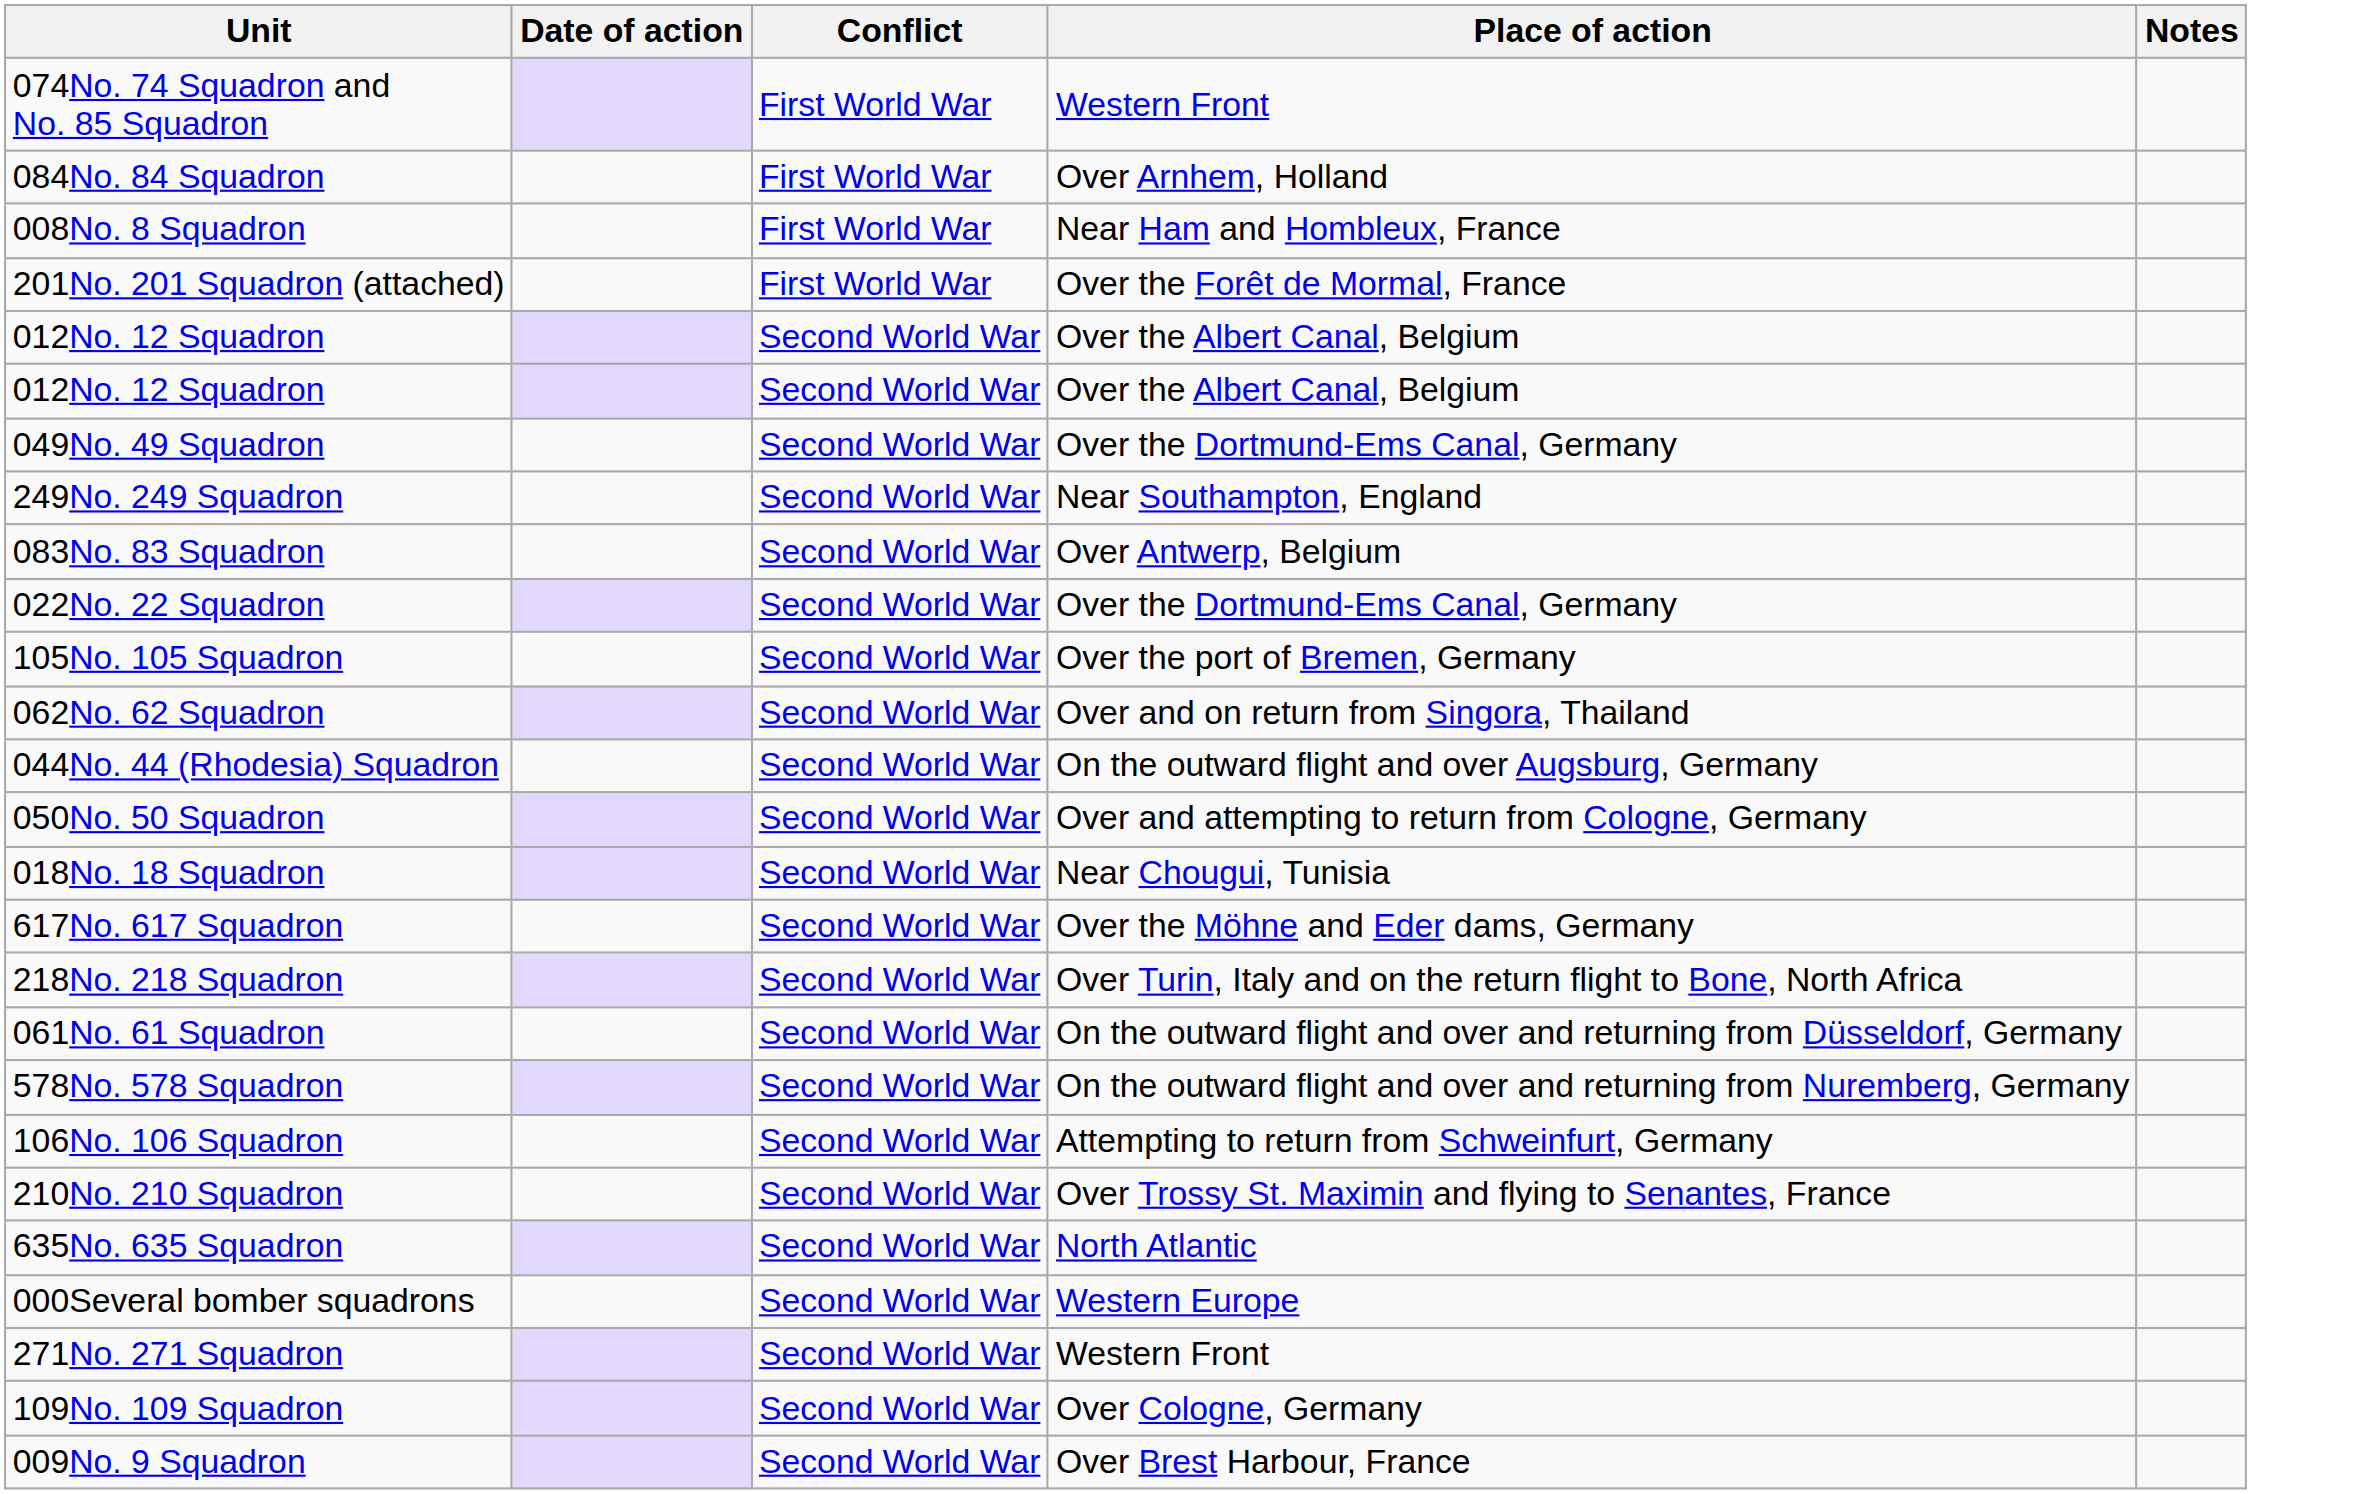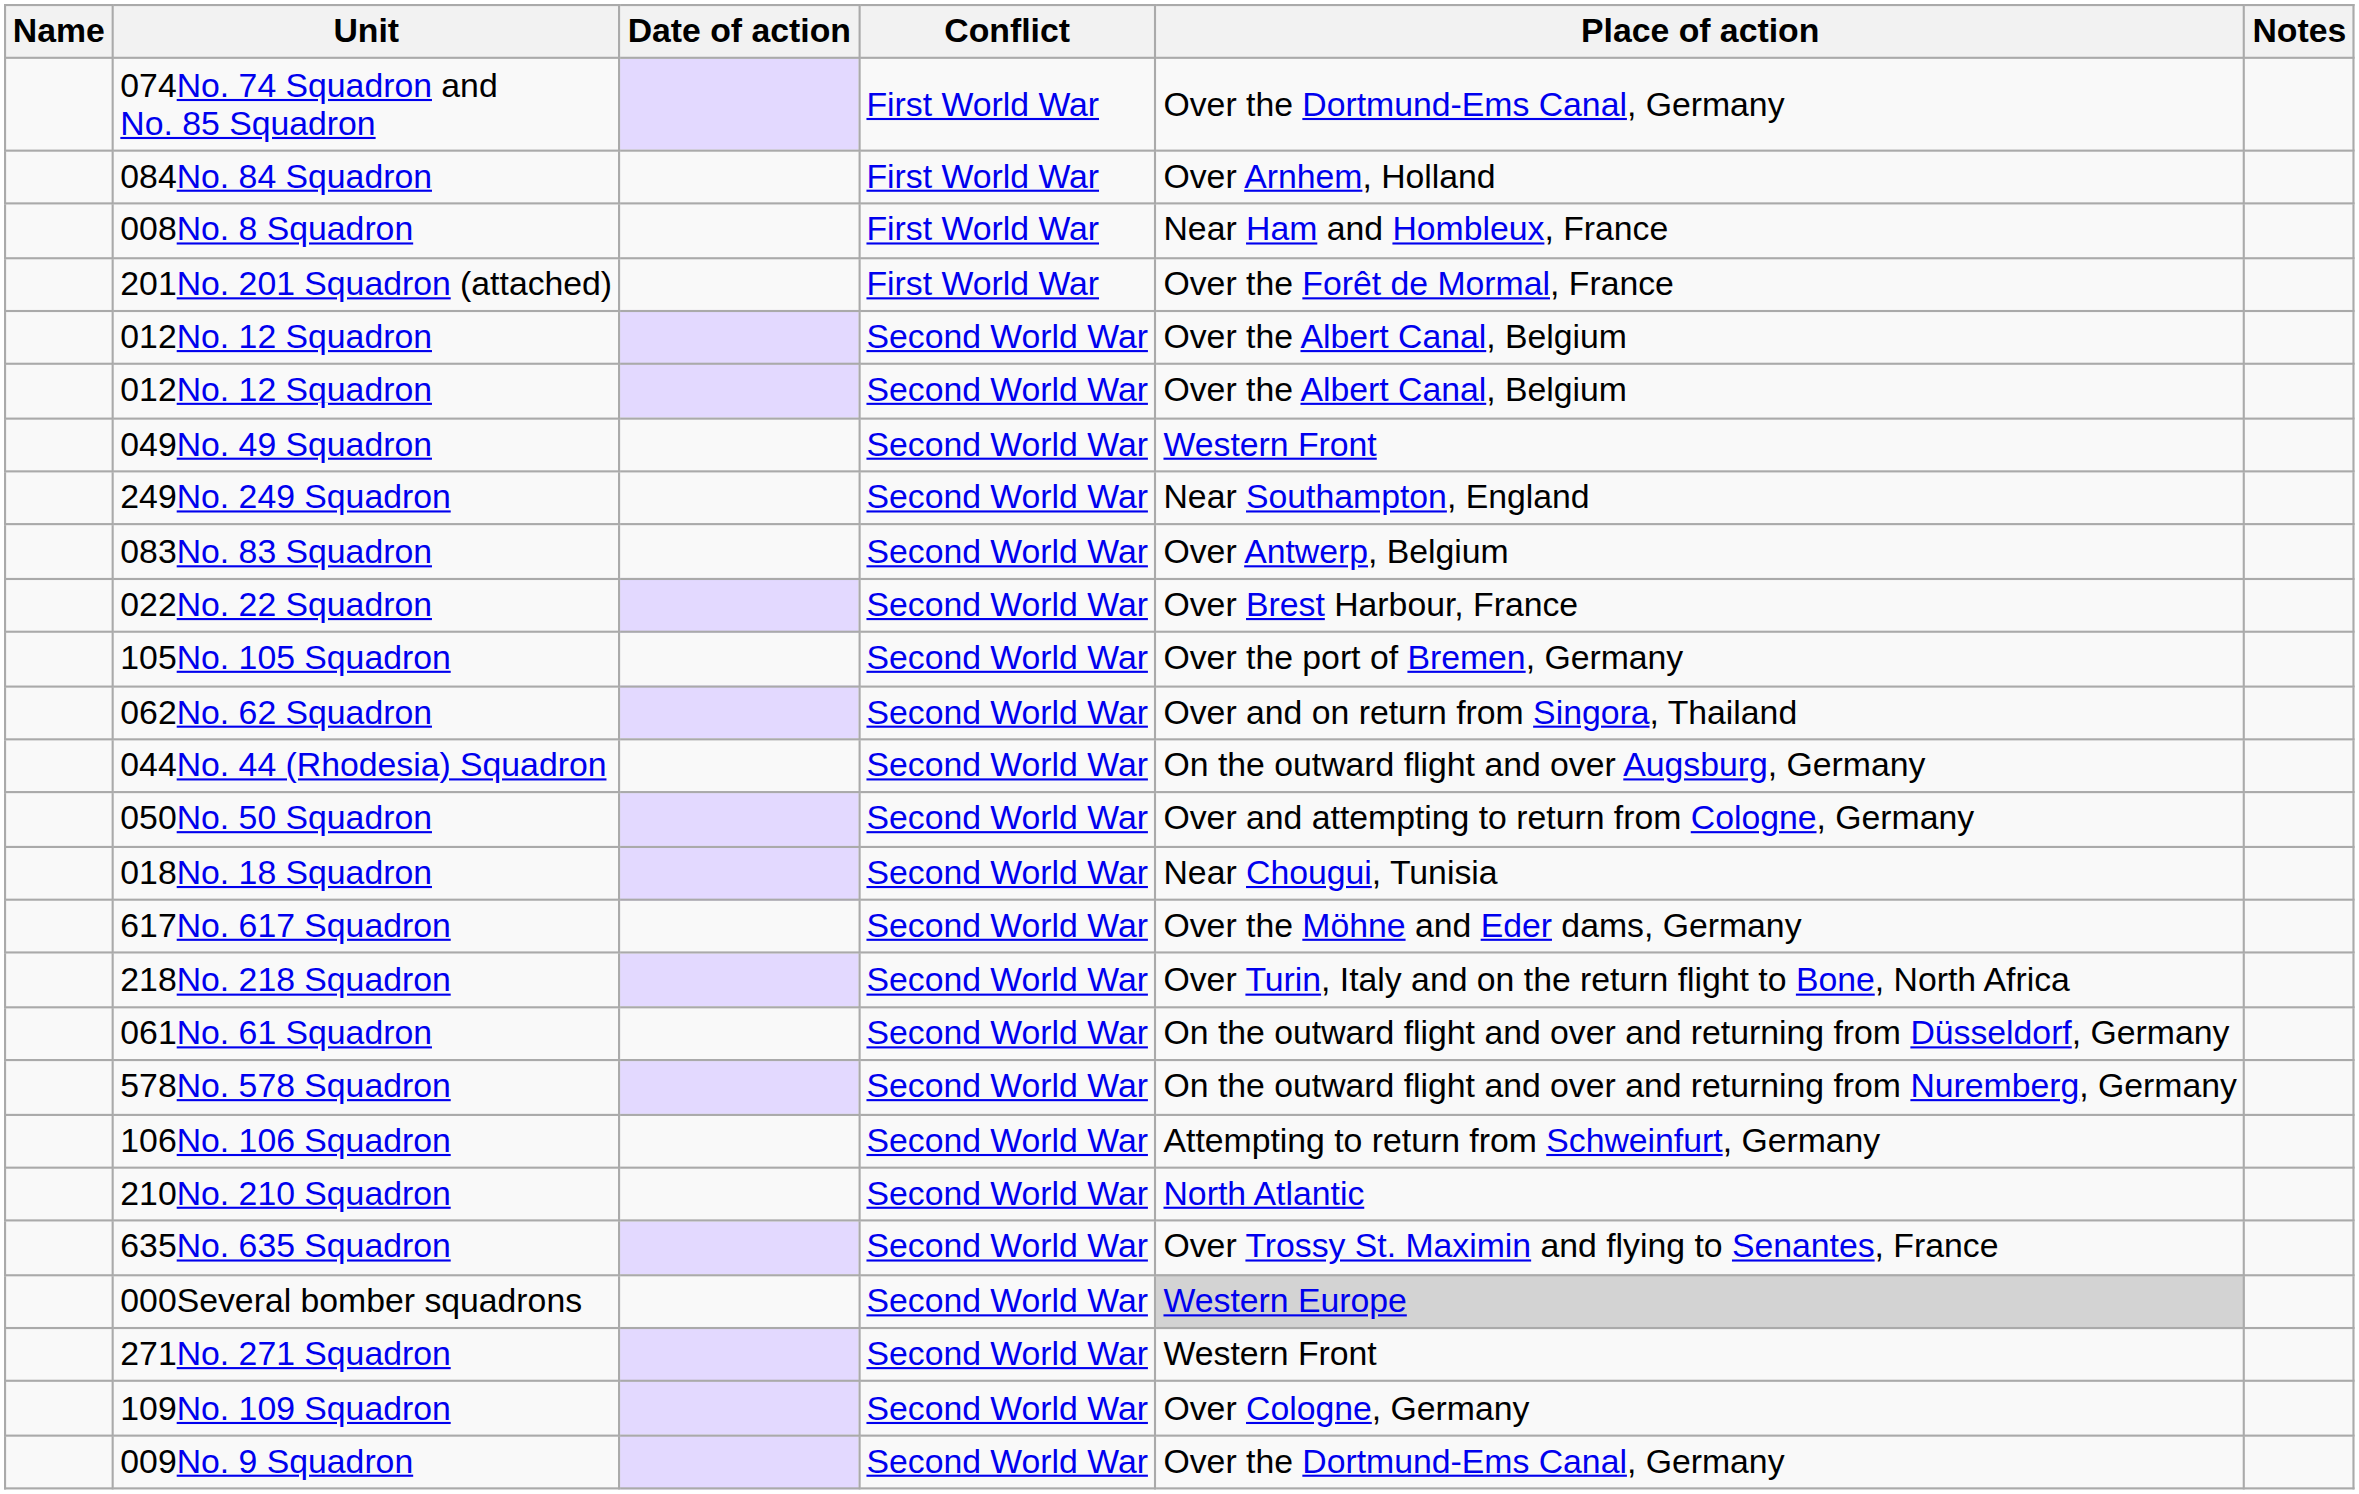+ column: (59, 31)
(1163, 103) Western Front -> (1474, 103) Over the Dortmund-Ems Canal, Germany
(1366, 444) Over the Dortmund-Ems Canal, Germany -> (1270, 444) Western Front
(1366, 604) Over the Dortmund-Ems Canal, Germany -> (1371, 604) Over Brest Harbour, France
(1473, 1193) Over Trossy St. Maximin and flying to Senantes, France -> (1264, 1193) North Atlantic
(1156, 1247) North Atlantic -> (1581, 1247) Over Trossy St. Maximin and flying to Senantes, France
(1178, 1300) no background -> (1285, 1300) lightgrey background
(1263, 1461) Over Brest Harbour, France -> (1474, 1461) Over the Dortmund-Ems Canal, Germany
